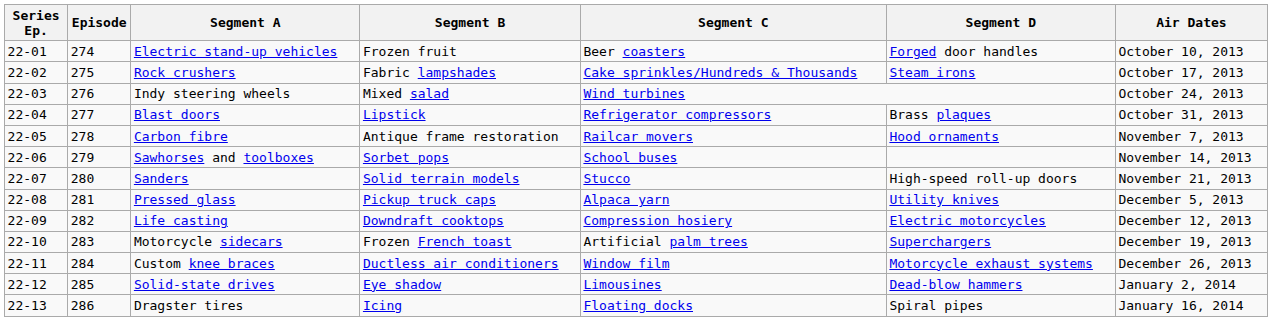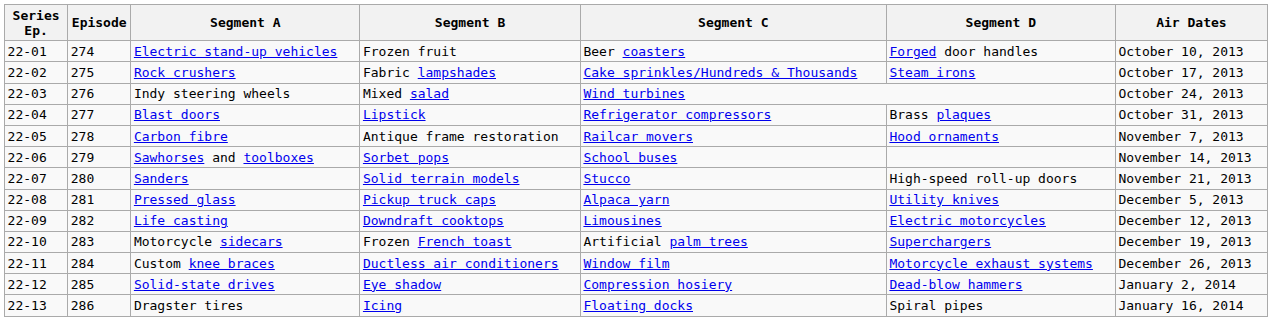(658, 221) Compression hosiery -> (623, 221) Limousines
(623, 284) Limousines -> (658, 284) Compression hosiery
